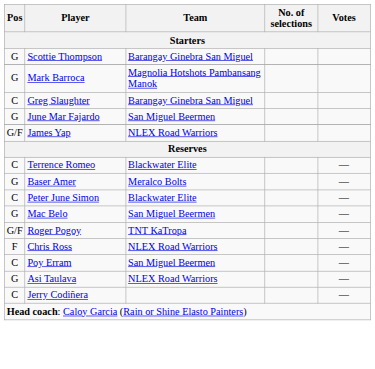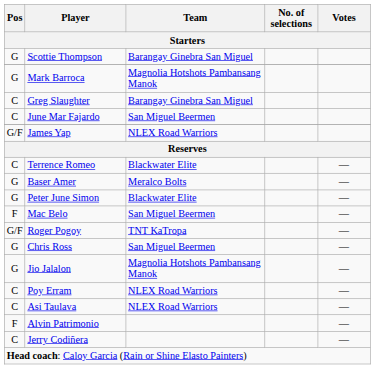(15, 116) G -> (15, 116) C
(15, 198) C -> (15, 198) G
(15, 214) G -> (15, 214) F
(15, 246) F -> (15, 246) G
(173, 246) NLEX Road Warriors -> (172, 246) San Miguel Beermen
+ row: (49, 268)
(172, 263) San Miguel Beermen -> (173, 290) NLEX Road Warriors
(15, 279) G -> (15, 307) C
+ row: (63, 323)
